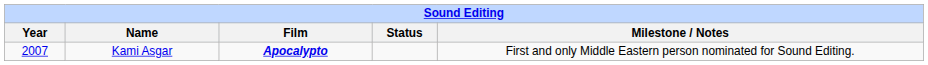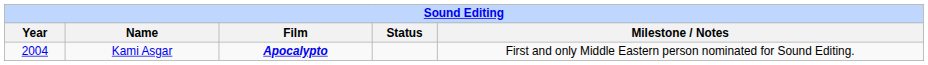(35, 51) 2007 -> (35, 51) 2004
